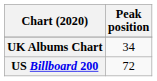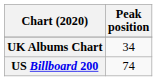(129, 66) 72 -> (129, 66) 74
